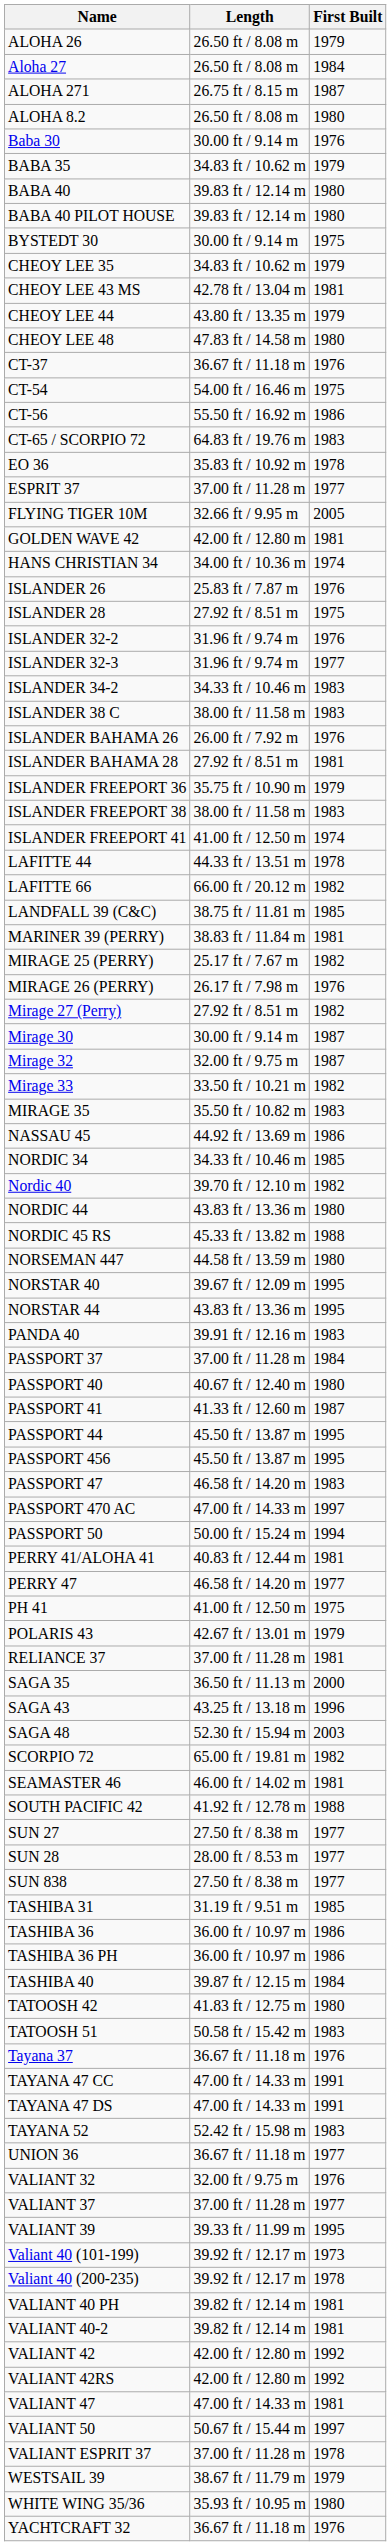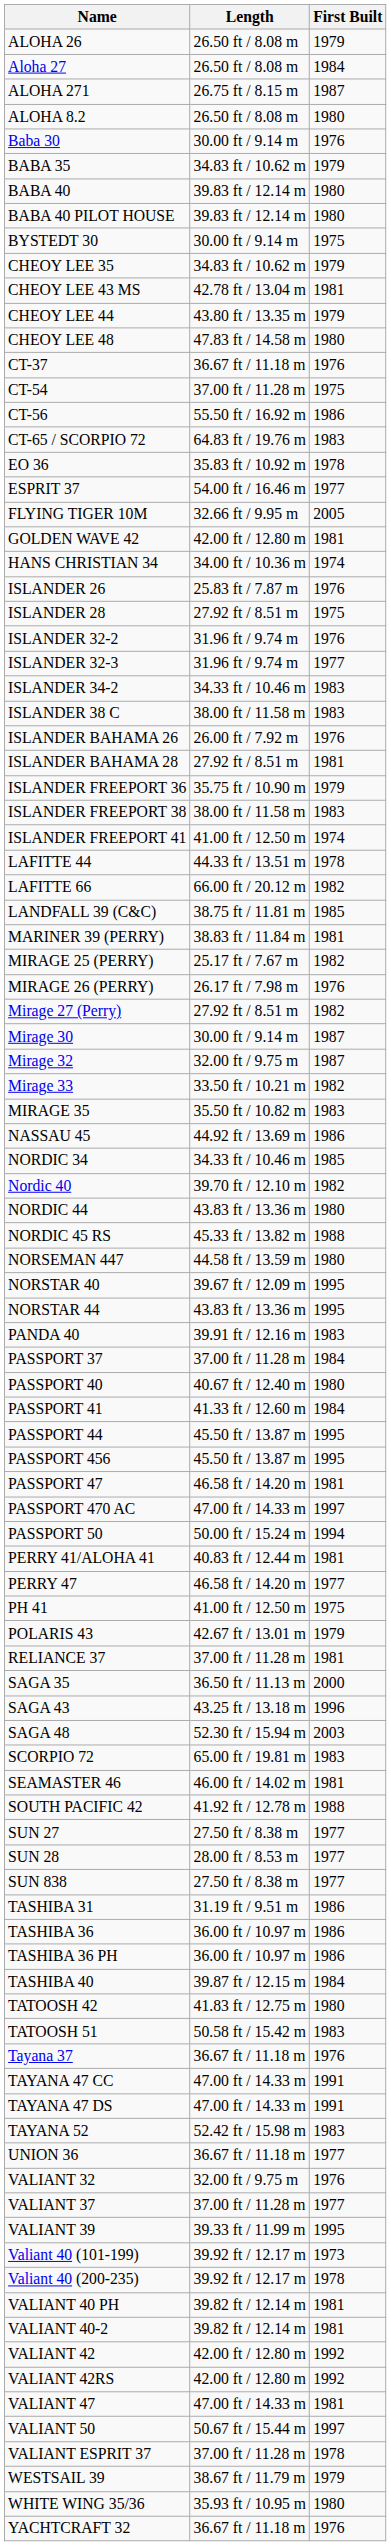(250, 389) 54.00 ft / 16.46 m -> (249, 389) 37.00 ft / 11.28 m
(249, 489) 37.00 ft / 11.28 m -> (250, 489) 54.00 ft / 16.46 m
(329, 1409) 1987 -> (329, 1409) 1984
(329, 1484) 1983 -> (329, 1484) 1981
(329, 1757) 1982 -> (329, 1757) 1983
(329, 1906) 1985 -> (329, 1906) 1986
